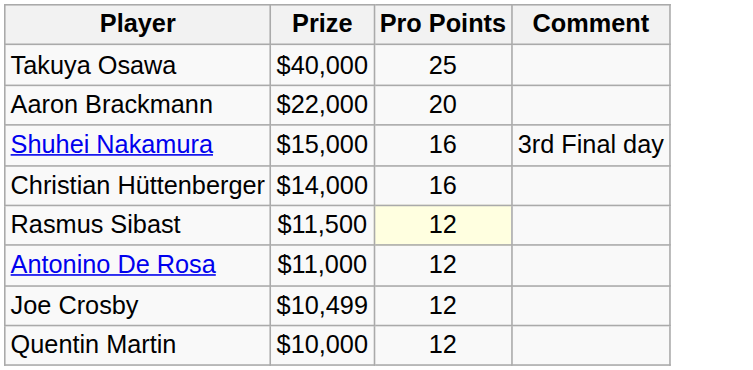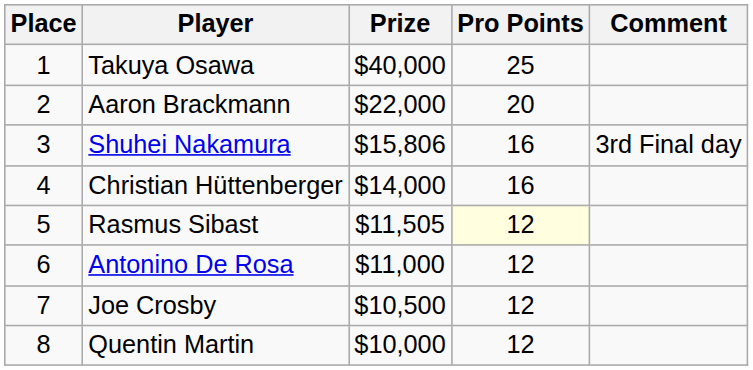+ column: (44, 24)
(322, 144) $15,000 -> (400, 144) $15,806
(322, 225) $11,500 -> (400, 225) $11,505
(322, 305) $10,499 -> (400, 305) $10,500
